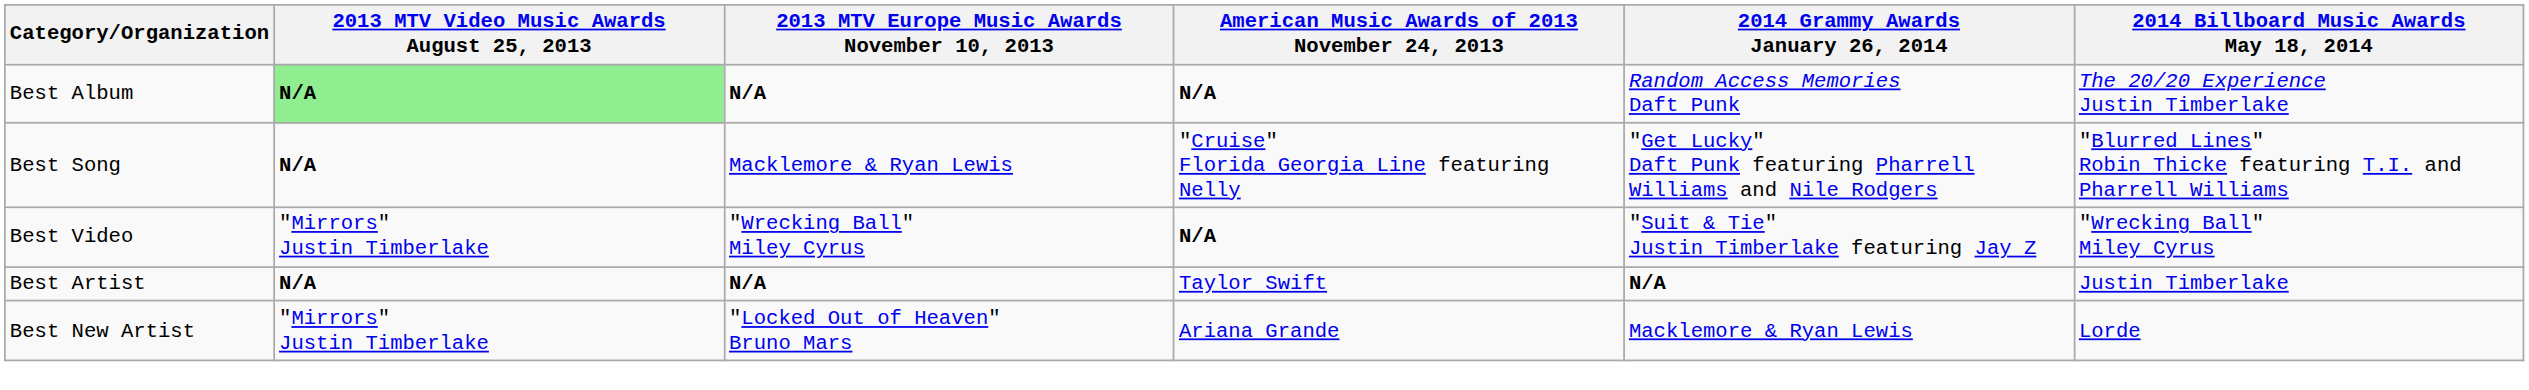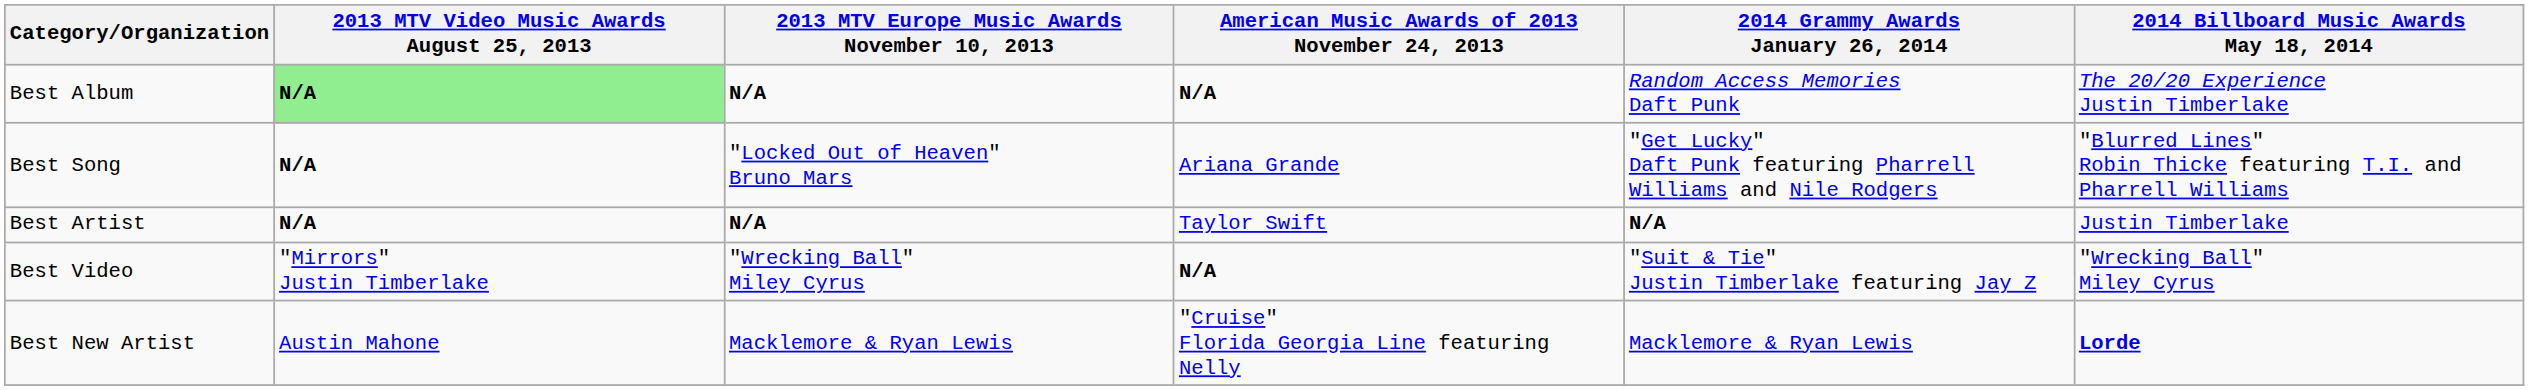(871, 165) Macklemore & Ryan Lewis -> (865, 165) "Locked Out of Heaven" Bruno Mars
(1364, 165) "Cruise" Florida Georgia Line featuring Nelly -> (1259, 165) Ariana Grande
rows swapped: (72, 237) <-> (78, 283)
(384, 330) "Mirrors" Justin Timberlake -> (359, 343) Austin Mahone
(865, 330) "Locked Out of Heaven" Bruno Mars -> (871, 343) Macklemore & Ryan Lewis
(1259, 330) Ariana Grande -> (1364, 343) "Cruise" Florida Georgia Line featuring Nelly
(2110, 330) normal -> (2110, 343) bold
